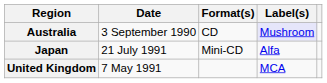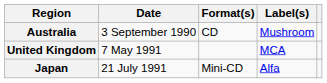(287, 31) lavender background -> (287, 31) no background
rows swapped: (51, 68) <-> (51, 50)
